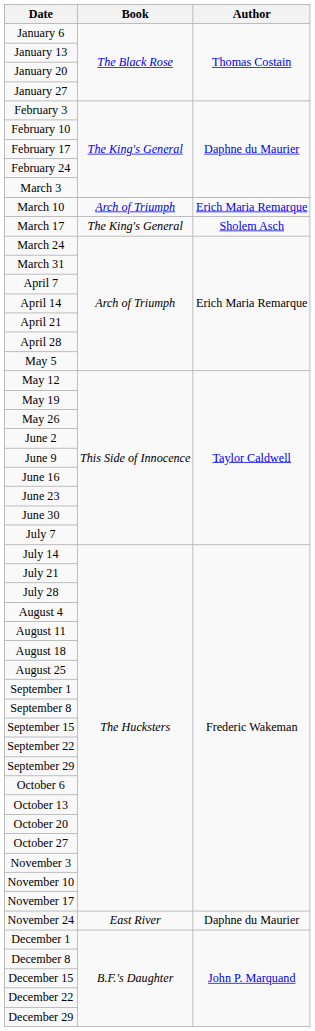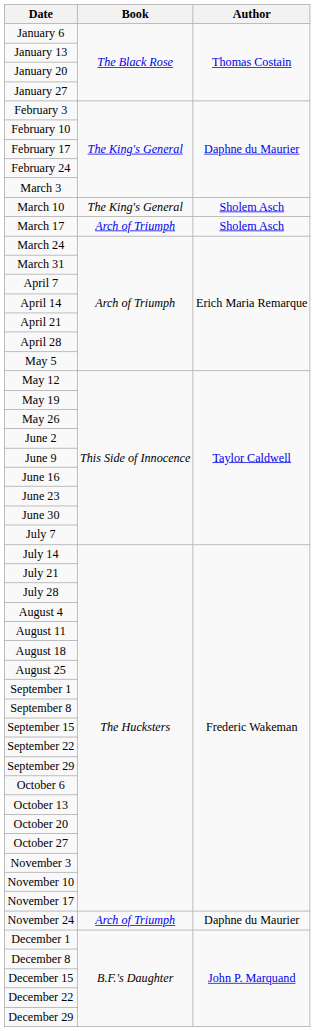(135, 206) Arch of Triumph -> (135, 206) The King's General
(252, 206) Erich Maria Remarque -> (252, 206) Sholem Asch
(135, 226) The King's General -> (135, 226) Arch of Triumph
(135, 920) East River -> (135, 920) Arch of Triumph
